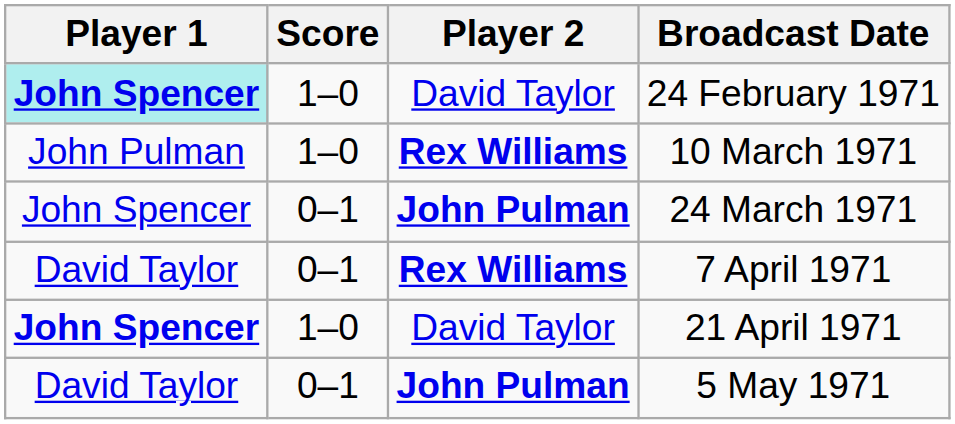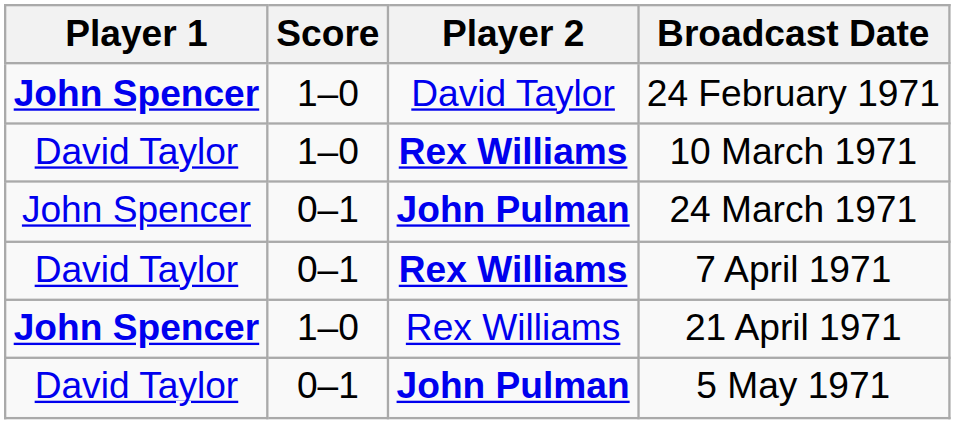(136, 92) paleturquoise background -> (136, 92) no background
(136, 151) John Pulman -> (136, 151) David Taylor
(513, 328) David Taylor -> (513, 328) Rex Williams
